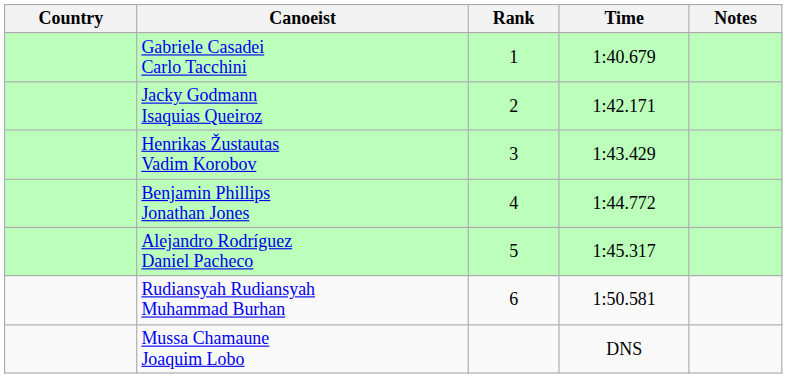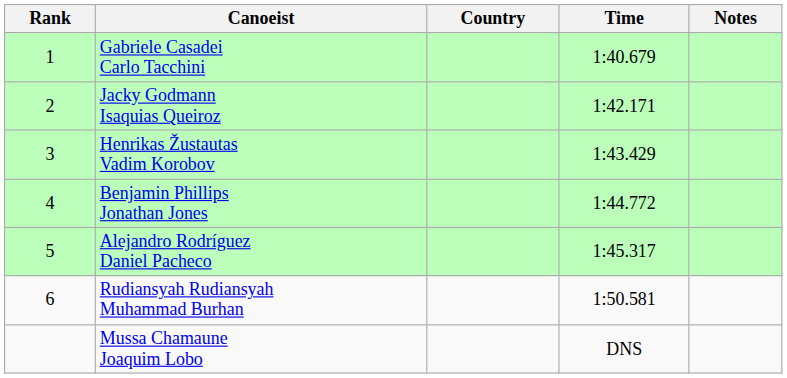columns swapped: (514, 18) <-> (71, 18)
